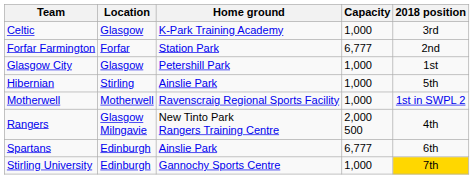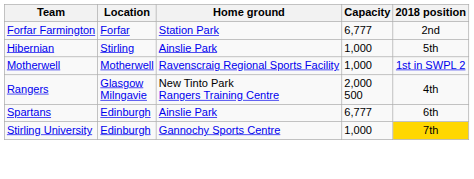- row: (21, 30)
- row: (39, 65)
